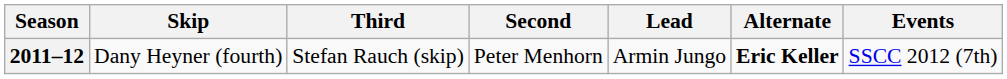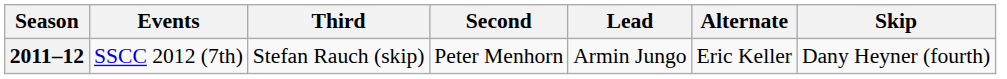columns swapped: (188, 21) <-> (923, 21)
(787, 55) bold -> (744, 55) normal
